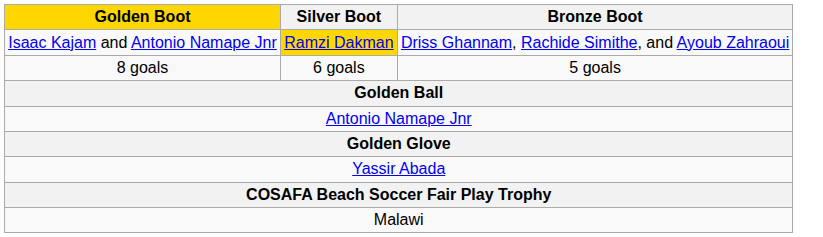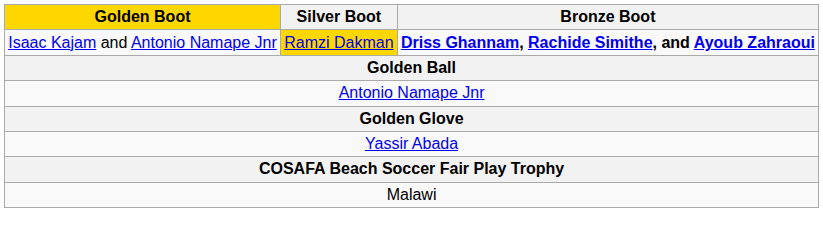(595, 42) normal -> (608, 42) bold
- row: (142, 67)
